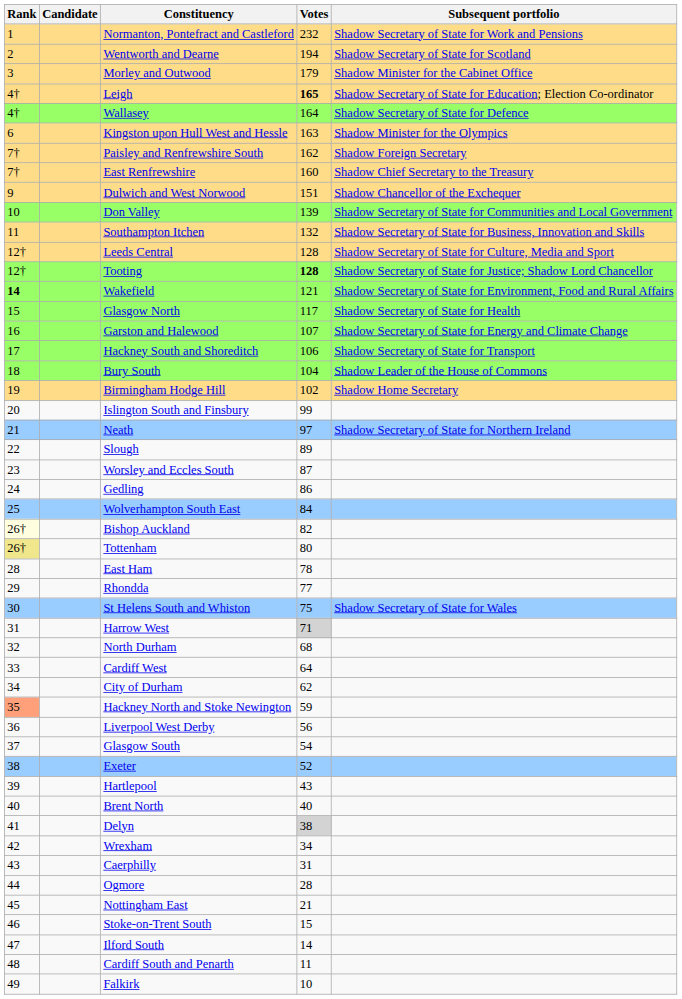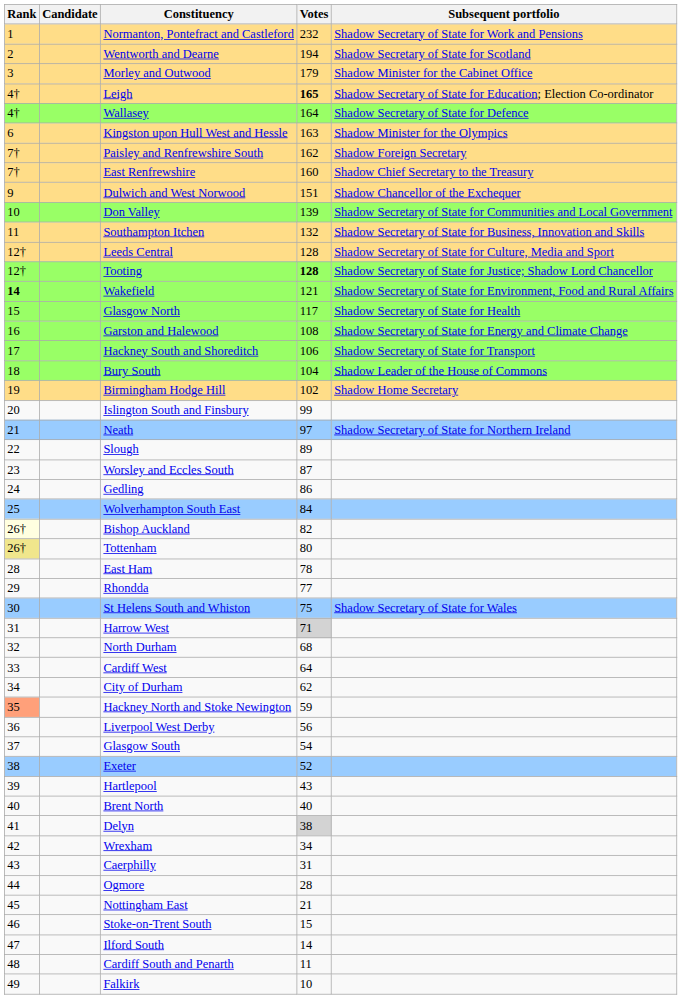(309, 331) 107 -> (309, 331) 108
